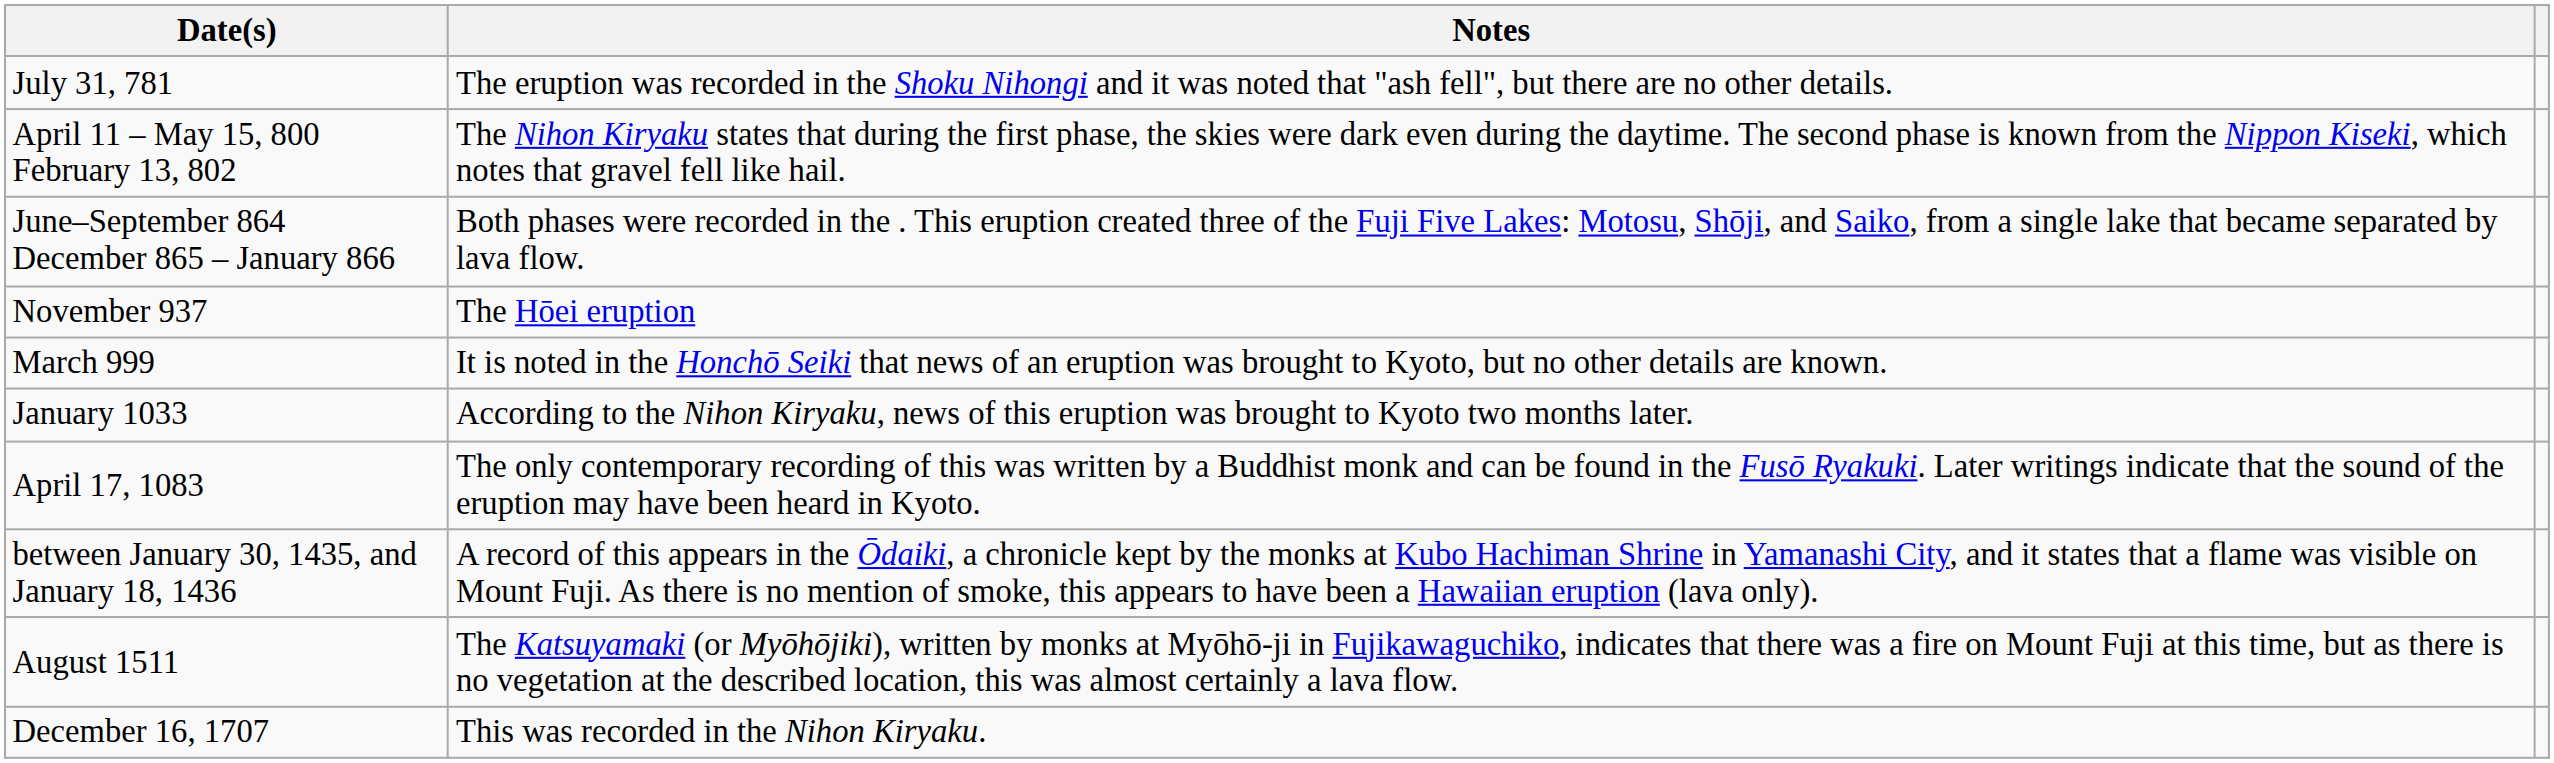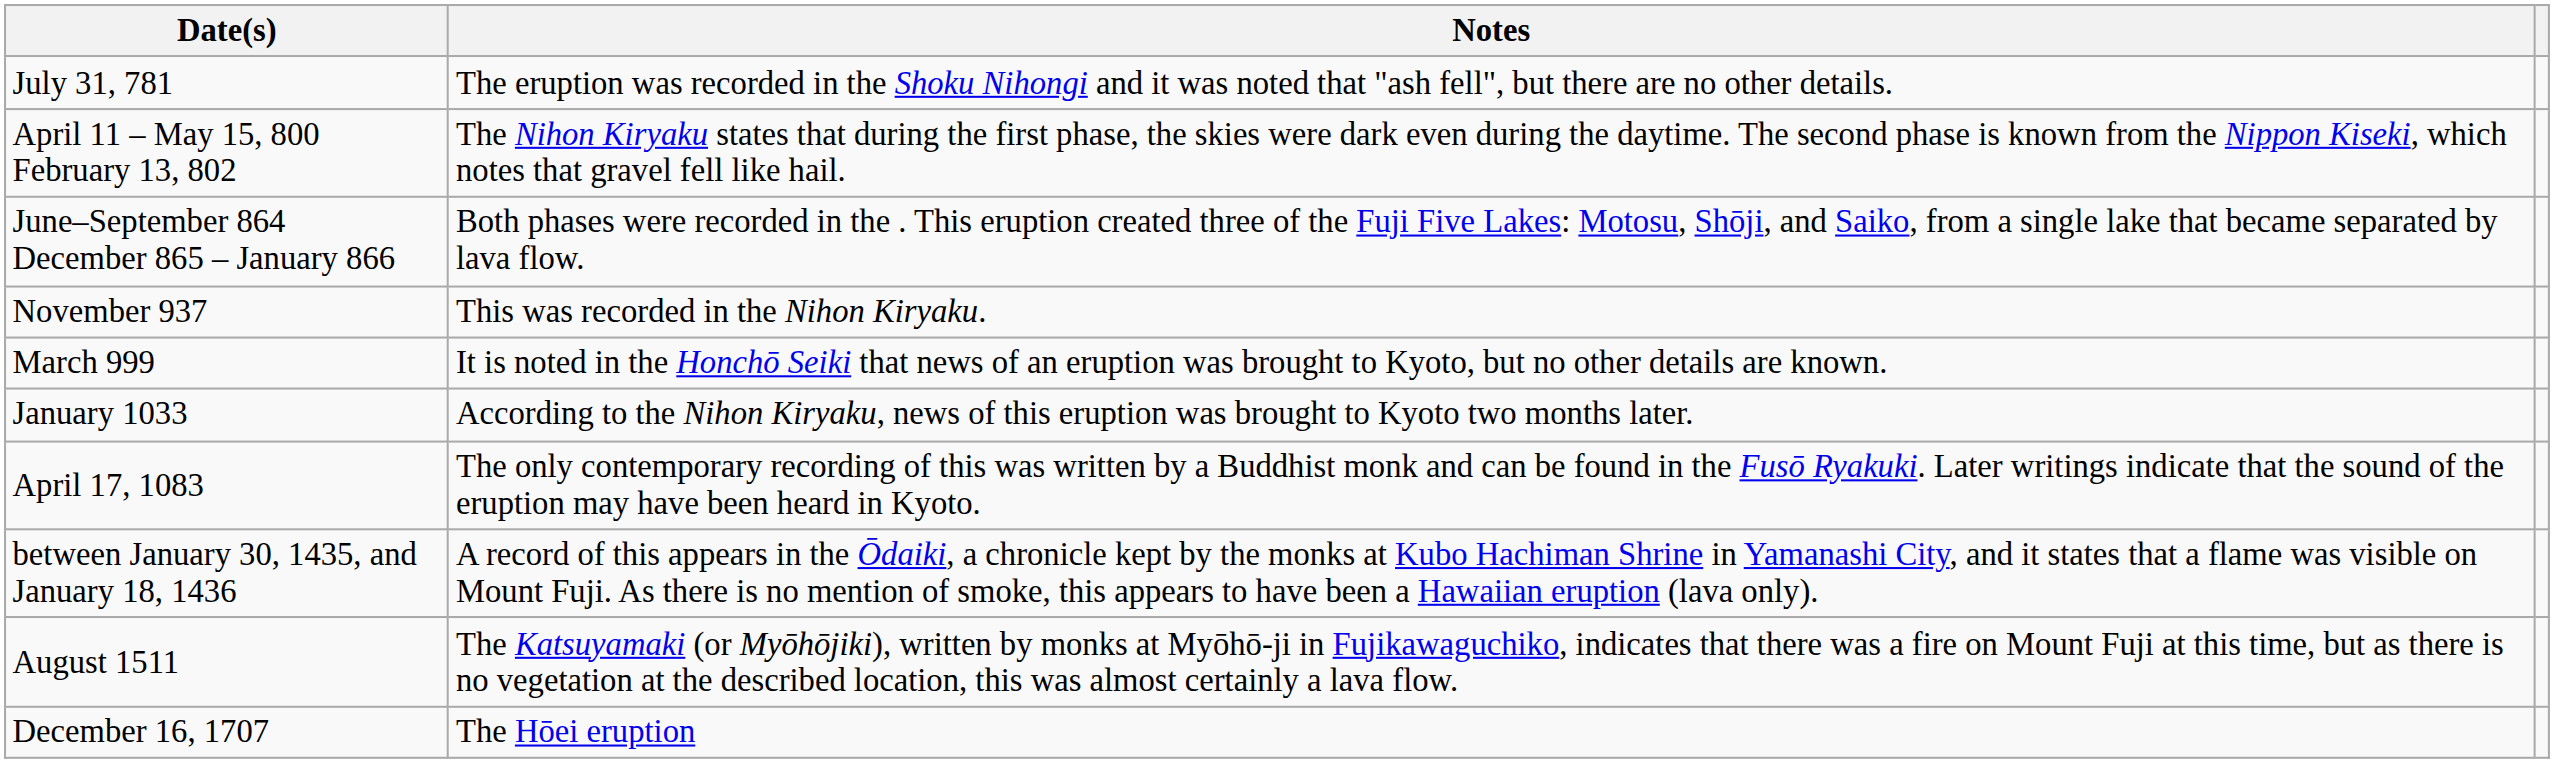(576, 310) The Hōei eruption -> (721, 310) This was recorded in the Nihon Kiryaku.
(721, 731) This was recorded in the Nihon Kiryaku. -> (576, 731) The Hōei eruption
